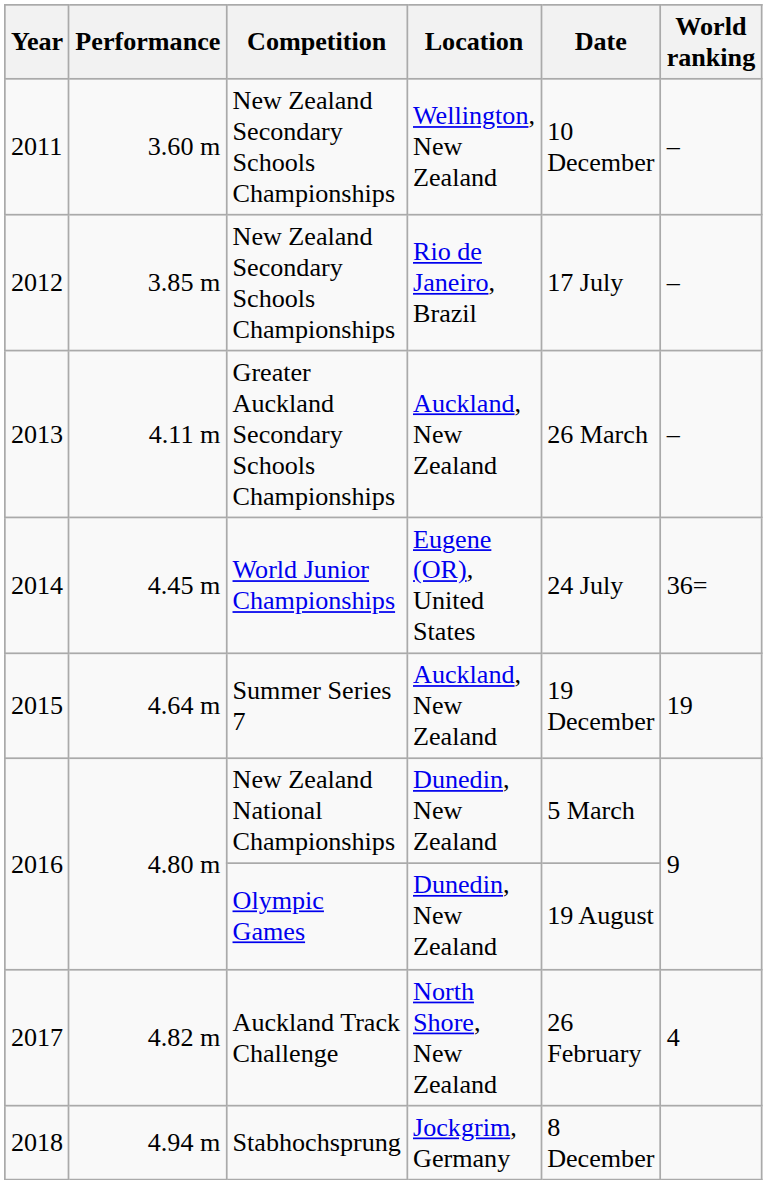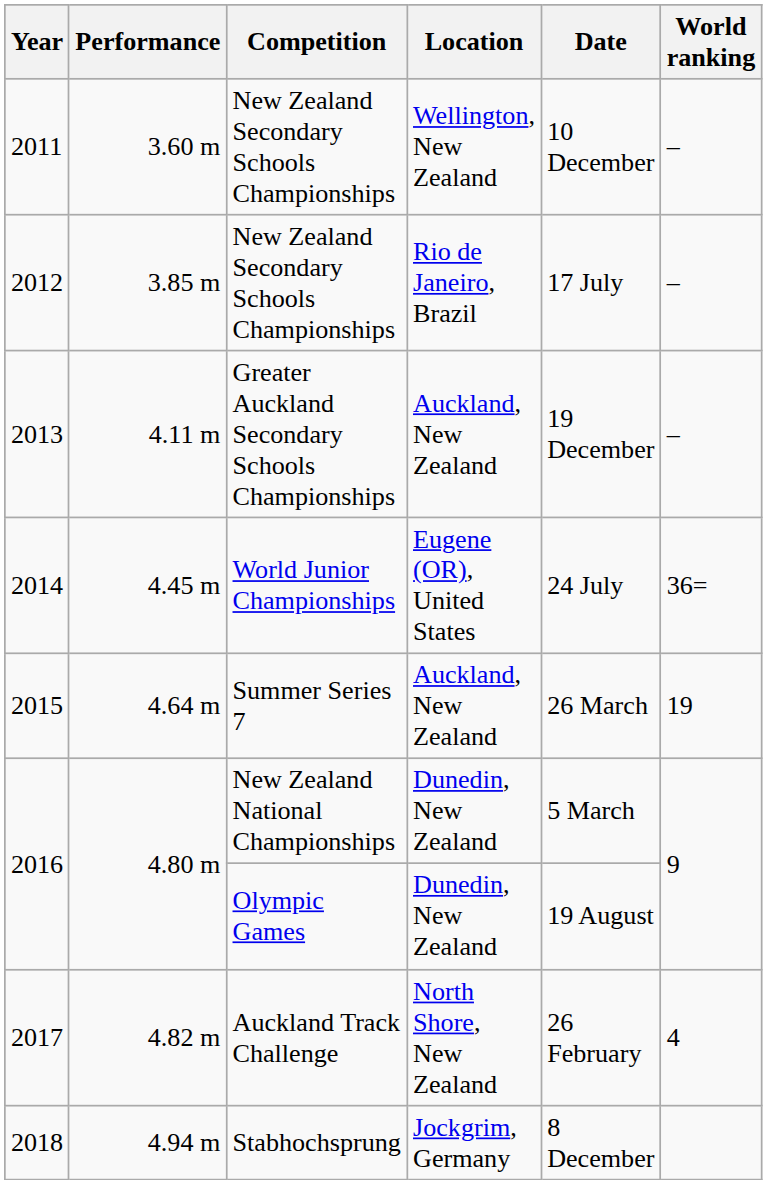(598, 434) 26 March -> (601, 434) 19 December
(601, 706) 19 December -> (598, 706) 26 March
